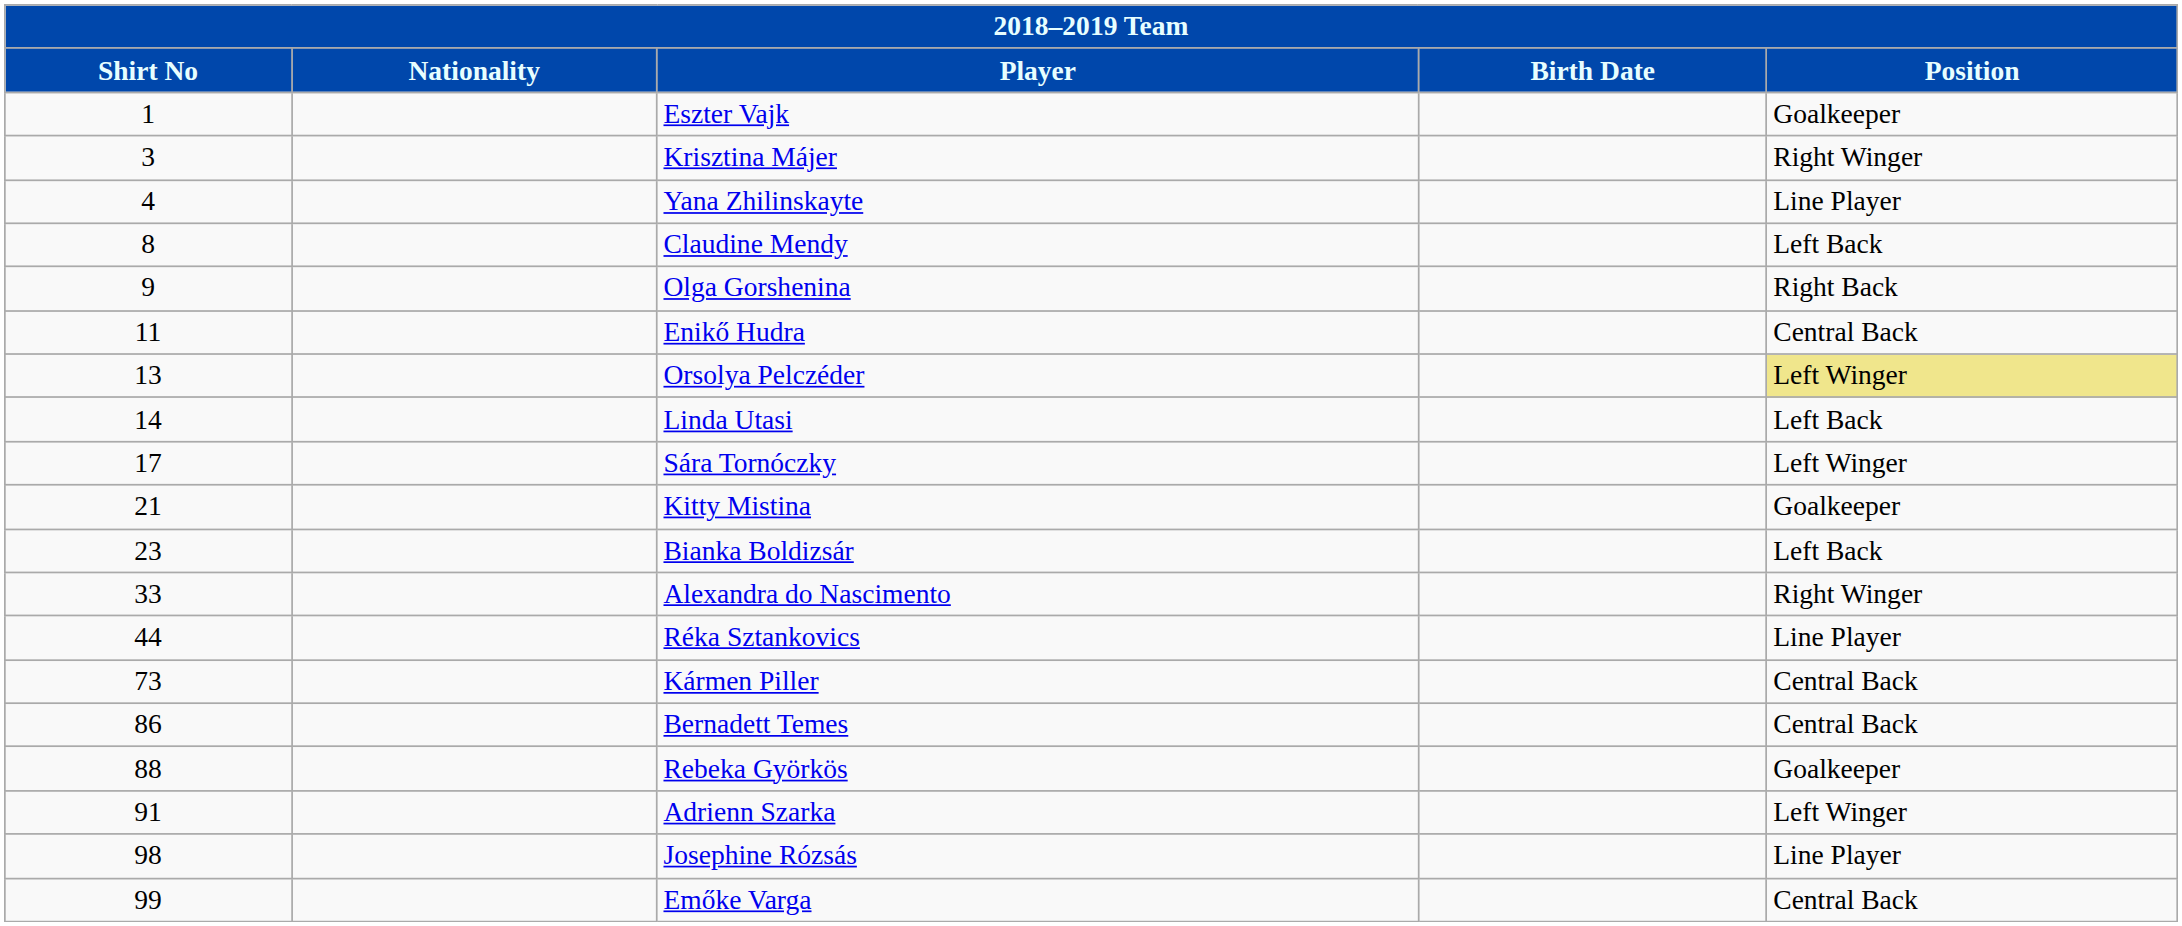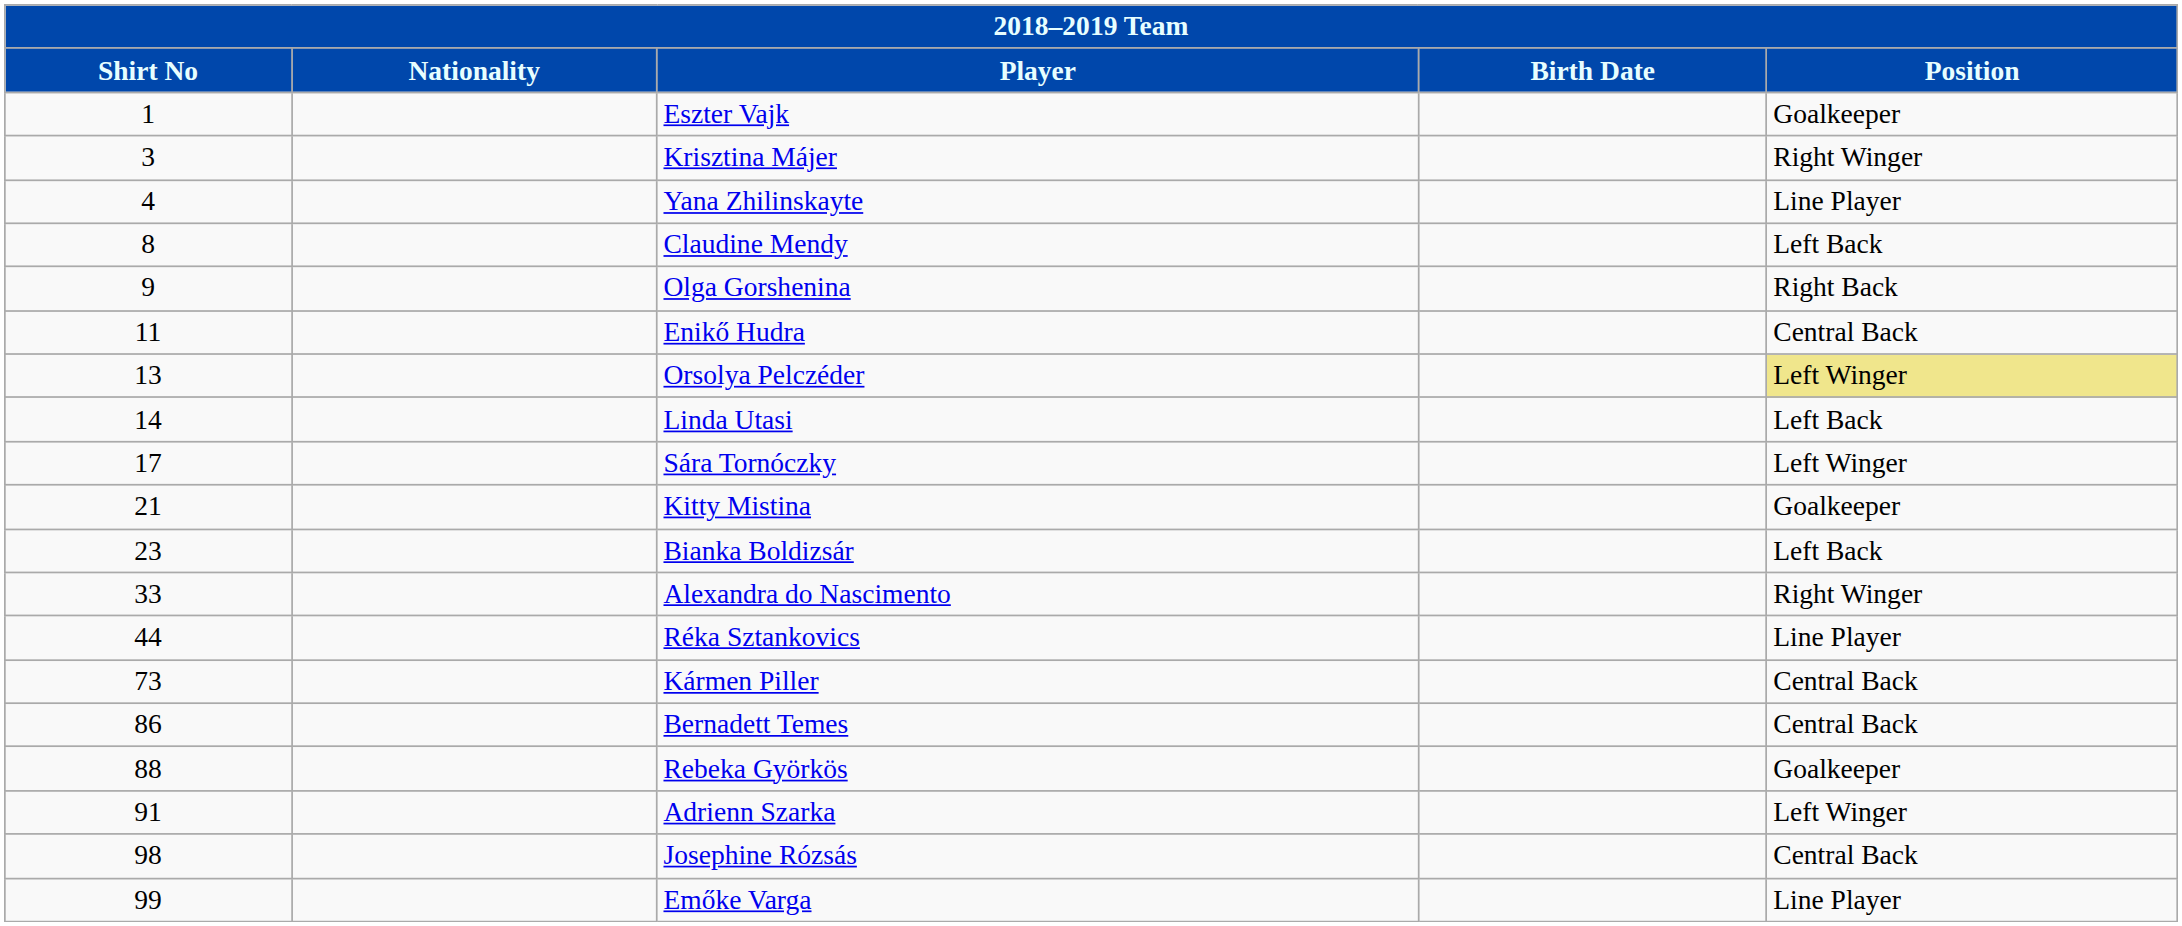(1837, 855) Line Player -> (1846, 855) Central Back
(1846, 899) Central Back -> (1837, 899) Line Player
